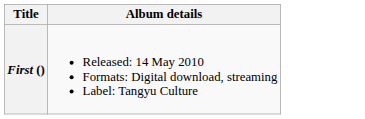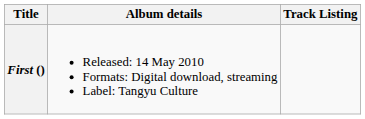+ column: (320, 14)
